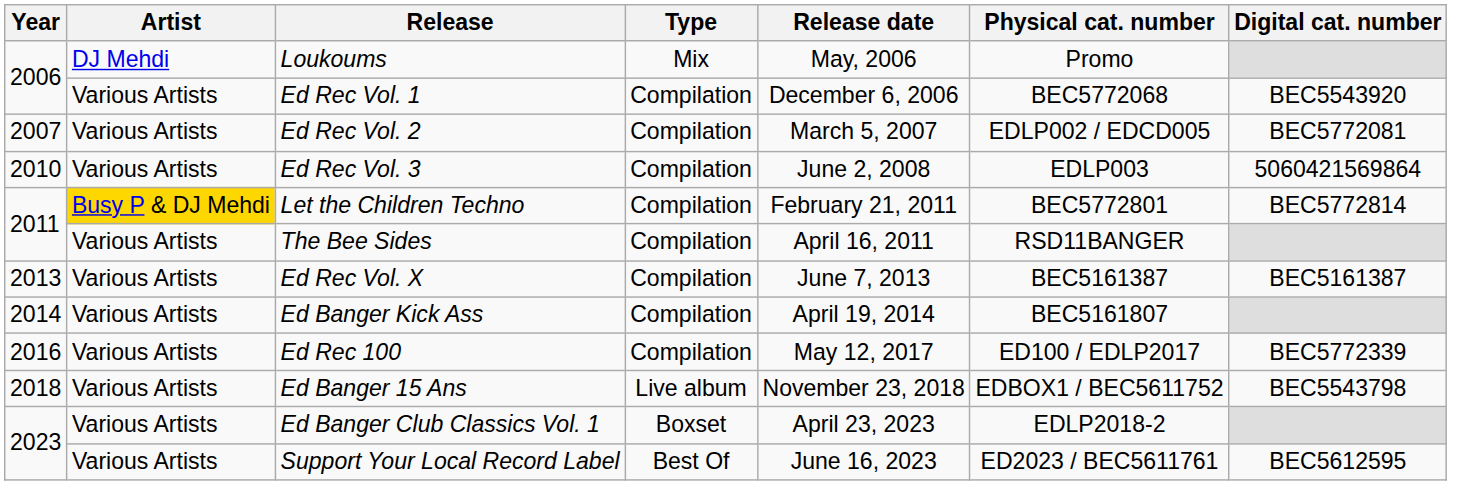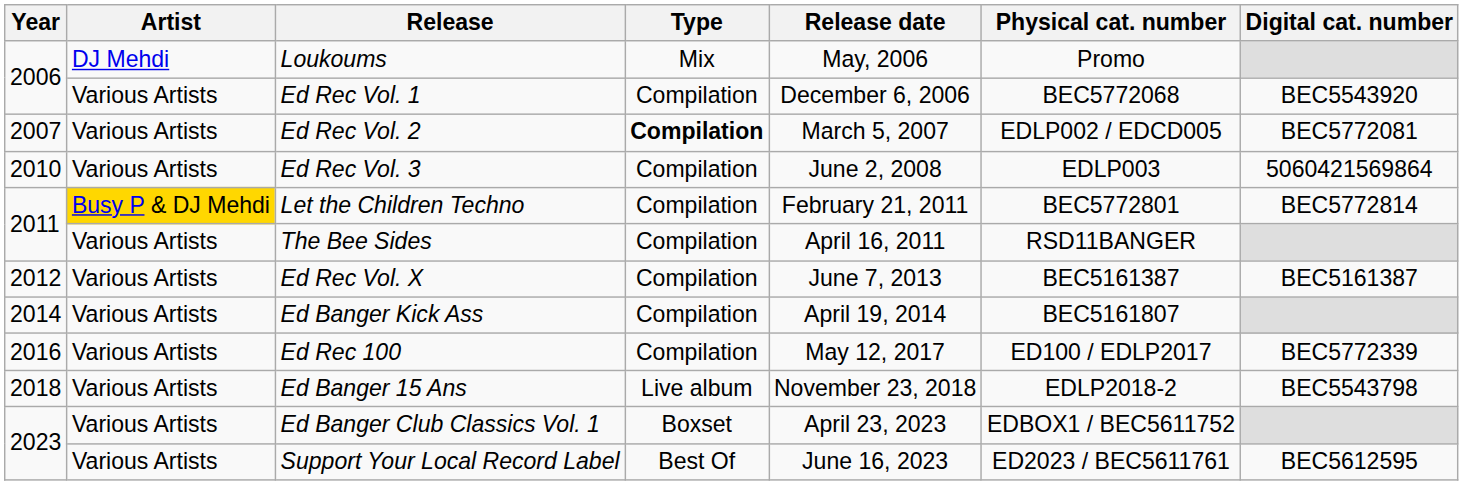(691, 132) normal -> (697, 132) bold
(36, 278) 2013 -> (36, 278) 2012
(1100, 388) EDBOX1 / BEC5611752 -> (1111, 388) EDLP2018-2
(1100, 424) EDLP2018-2 -> (1111, 424) EDBOX1 / BEC5611752
